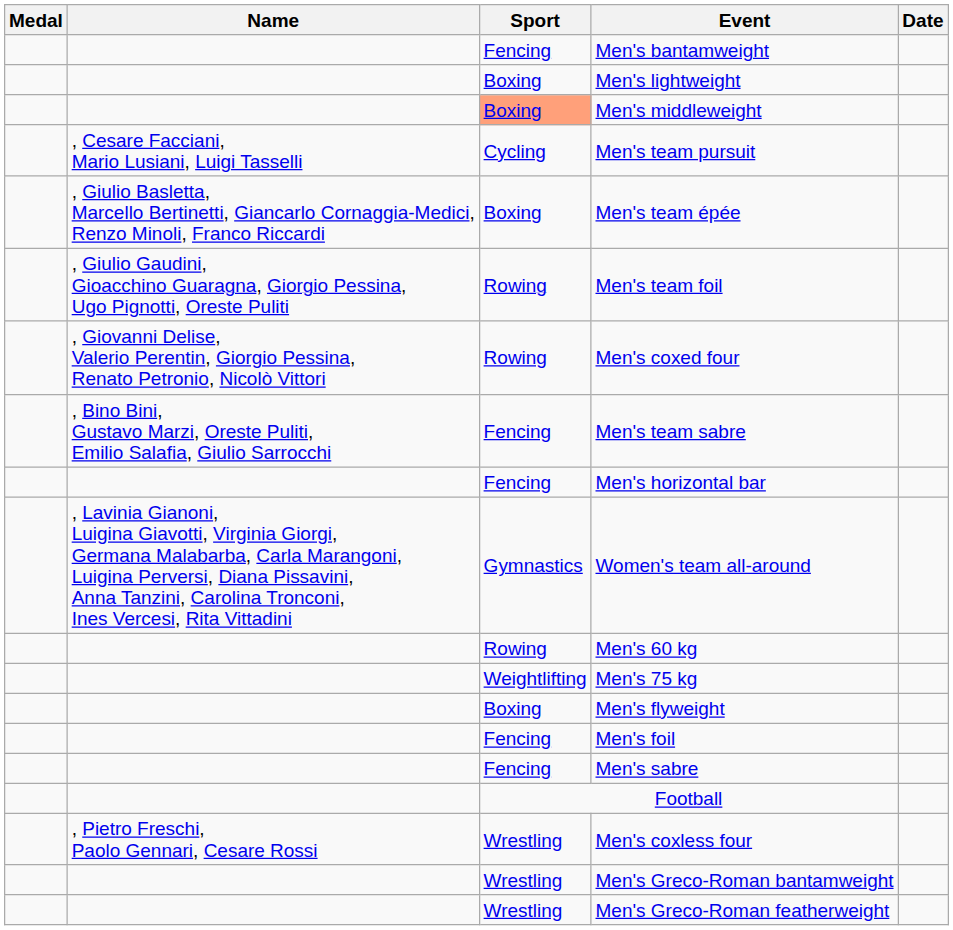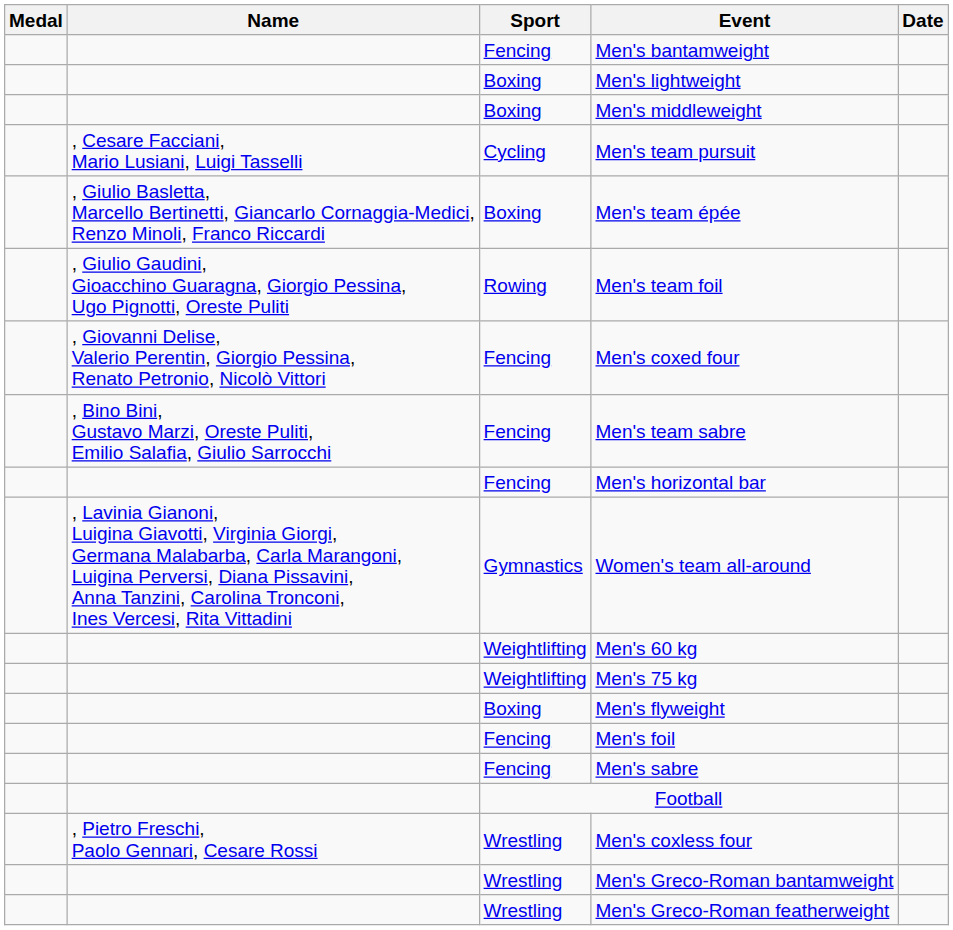(513, 110) lightsalmon background -> (513, 110) no background
(515, 358) Rowing -> (517, 358) Fencing
(515, 648) Rowing -> (535, 648) Weightlifting
